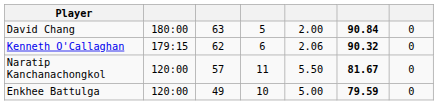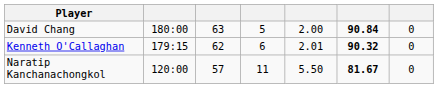(311, 46) 2.06 -> (311, 46) 2.01
- row: (53, 92)
